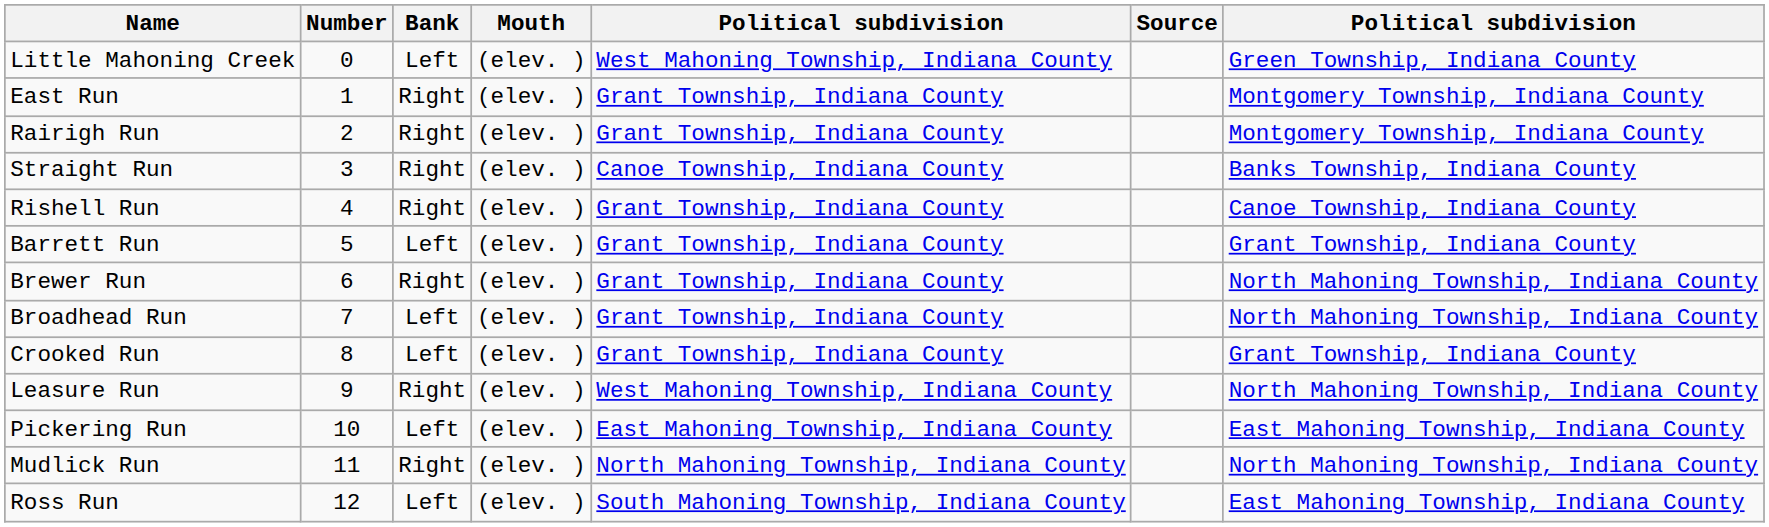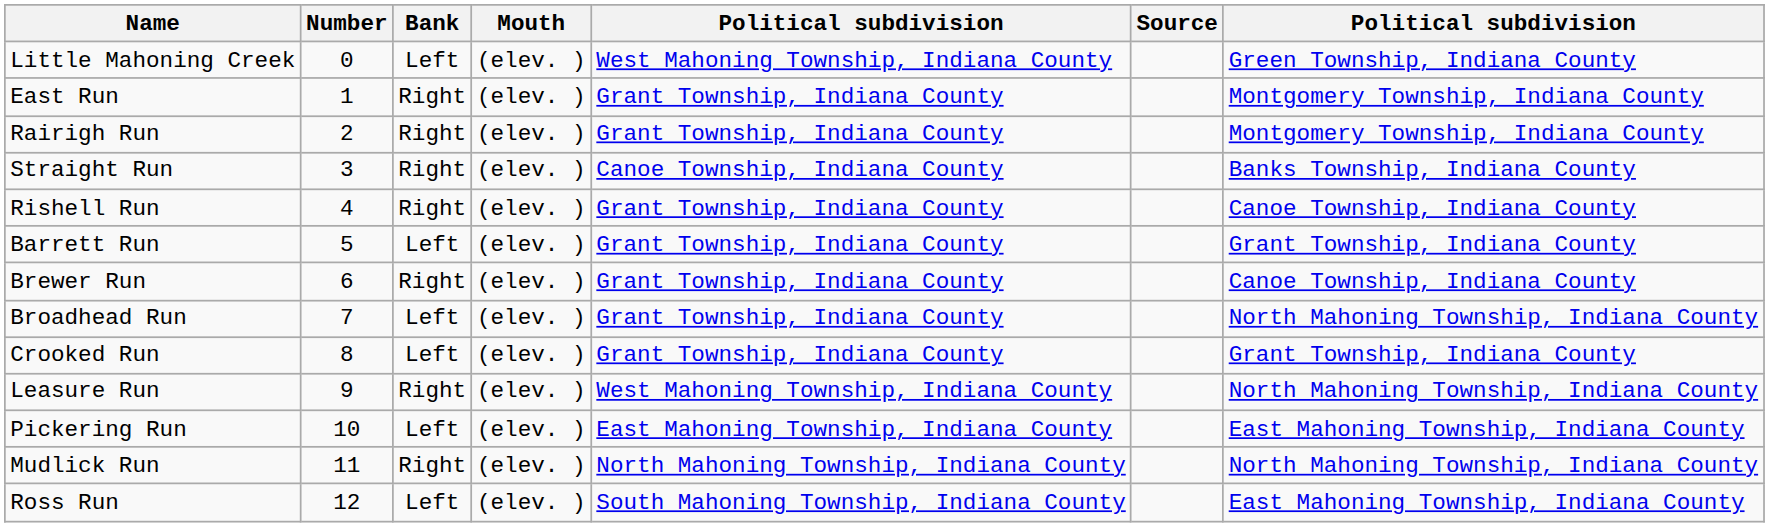(1493, 281) North Mahoning Township, Indiana County -> (1432, 281) Canoe Township, Indiana County
